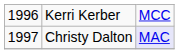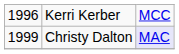(23, 37) 1997 -> (23, 37) 1999
